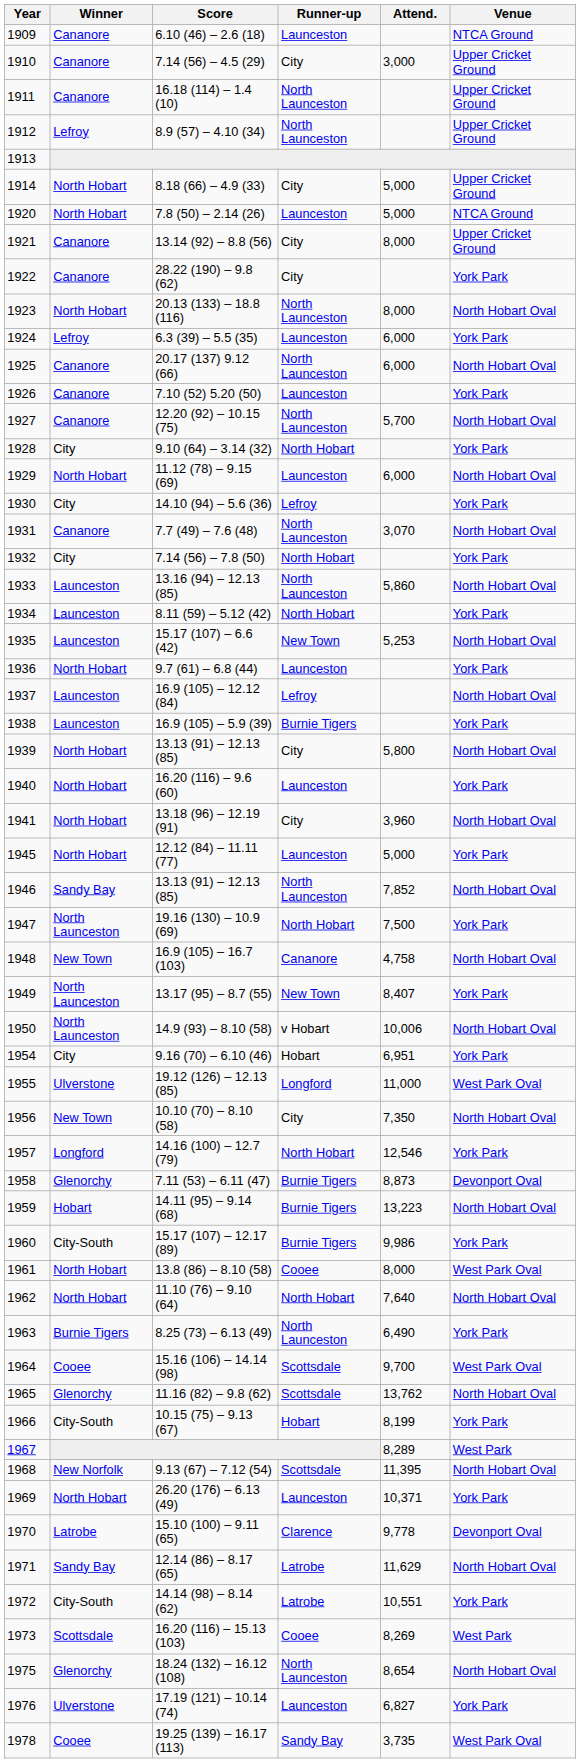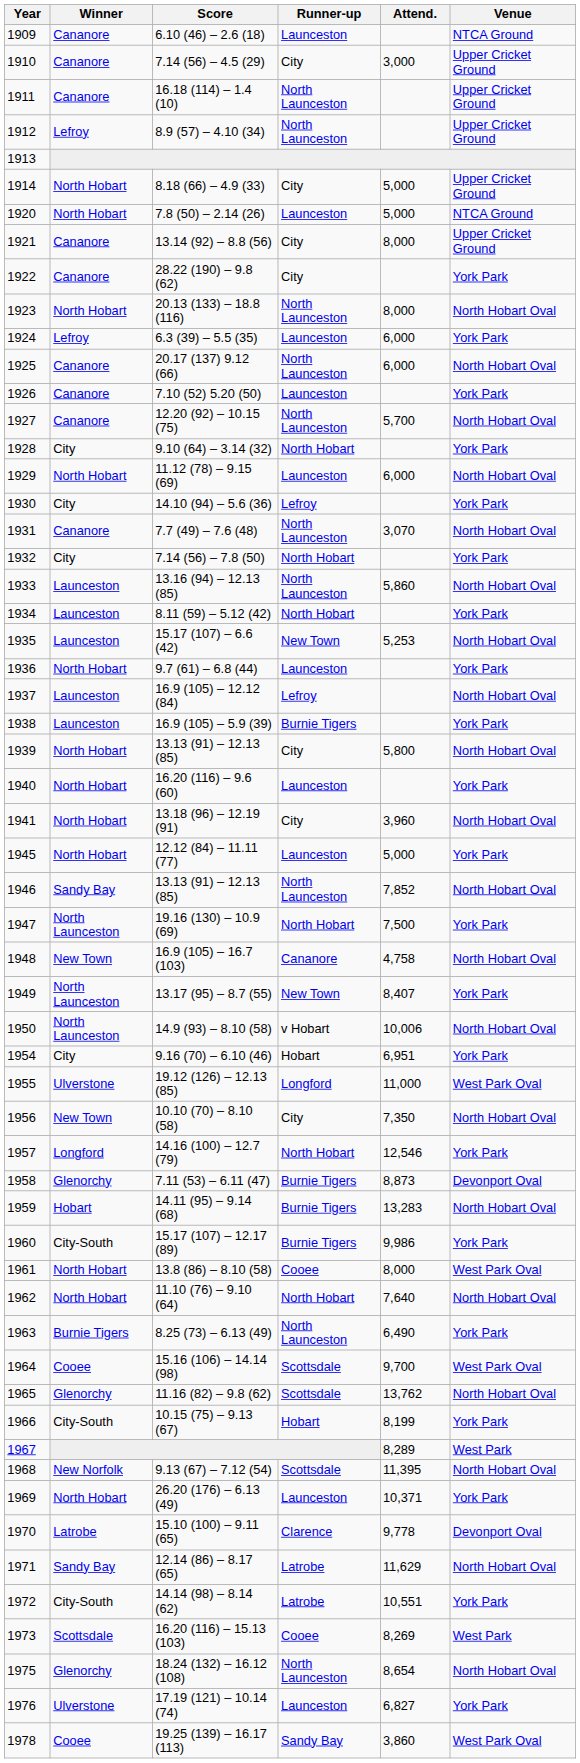(403, 1208) 13,223 -> (403, 1208) 13,283
(399, 1740) 3,735 -> (399, 1740) 3,860
